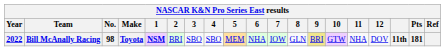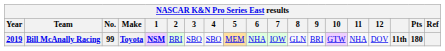(14, 39) 2022 -> (14, 39) 2019
(110, 39) 98 -> (110, 39) 99
(317, 39) khaki background -> (317, 39) no background
(417, 39) 181 -> (417, 39) 180
